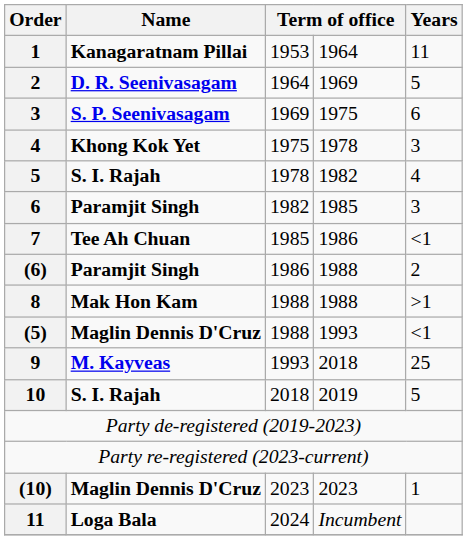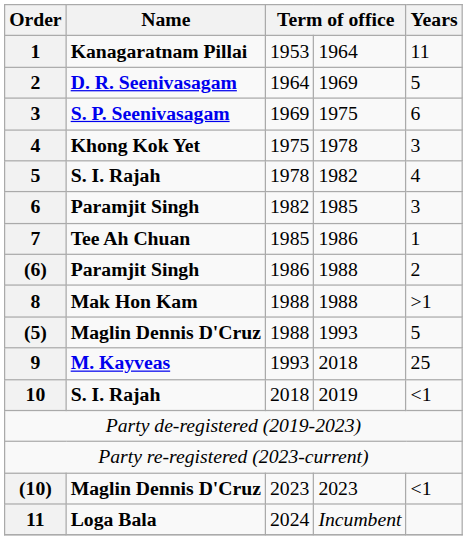(421, 238) <1 -> (415, 238) 1
(421, 332) <1 -> (415, 332) 5
(415, 394) 5 -> (421, 394) <1
(415, 488) 1 -> (421, 488) <1
